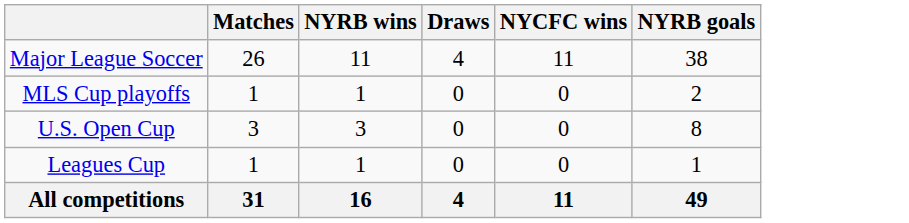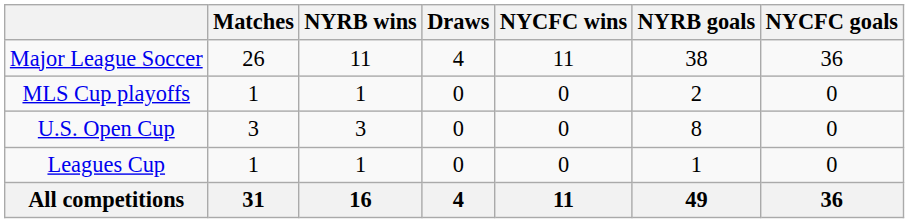+ column: (832, 22)
